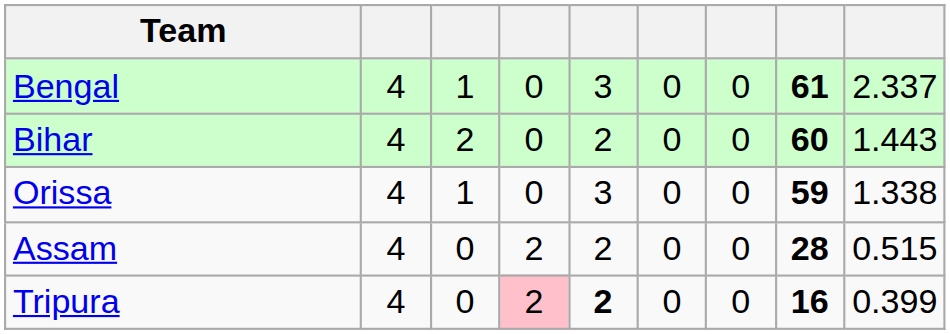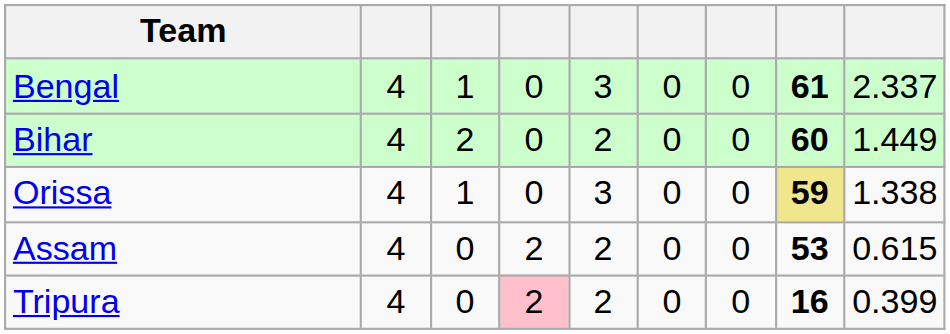(895, 139) 1.443 -> (895, 139) 1.449
(810, 193) no background -> (810, 193) khaki background
(810, 247) 28 -> (810, 247) 53
(895, 247) 0.515 -> (895, 247) 0.615
(603, 301) bold -> (603, 301) normal
